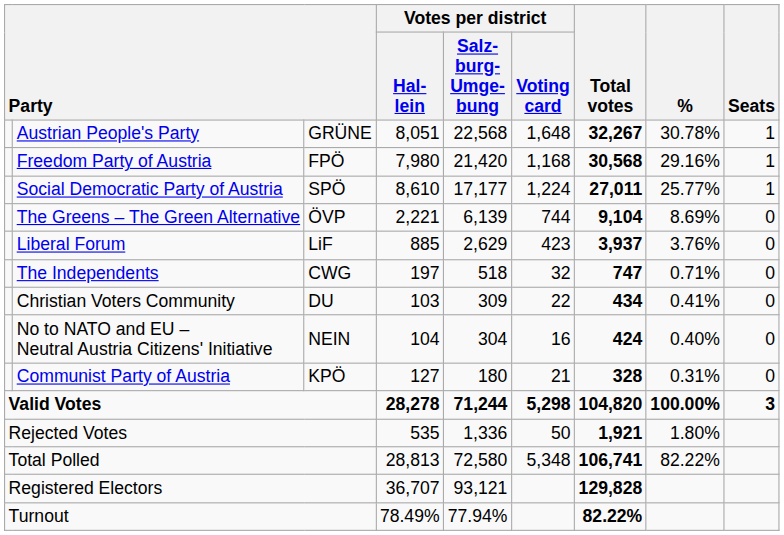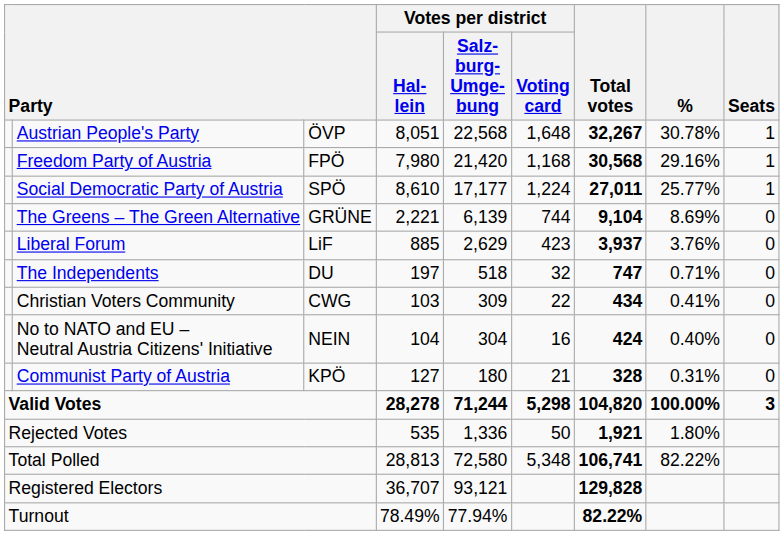(340, 133) GRÜNE -> (327, 133) ÖVP
(327, 217) ÖVP -> (340, 217) GRÜNE
(330, 273) CWG -> (321, 273) DU
(321, 301) DU -> (330, 301) CWG
